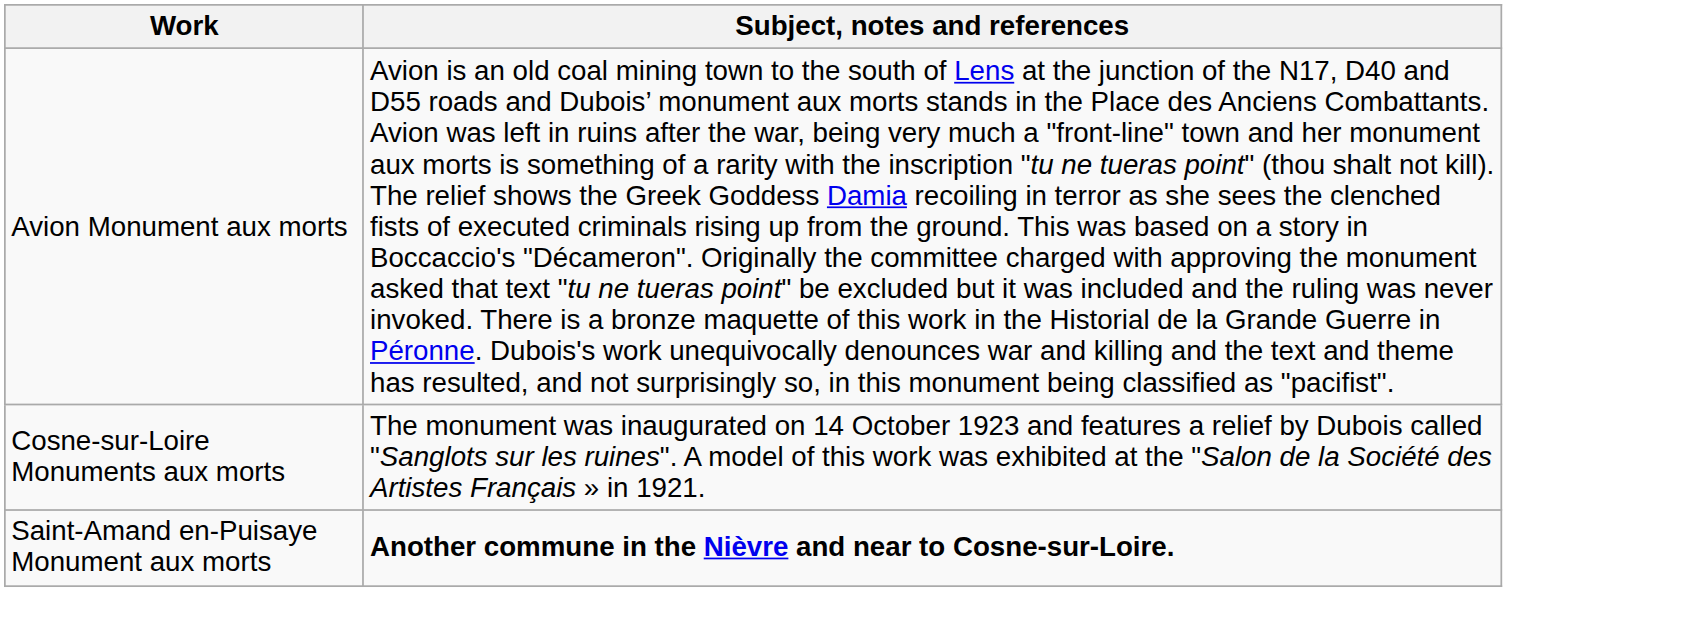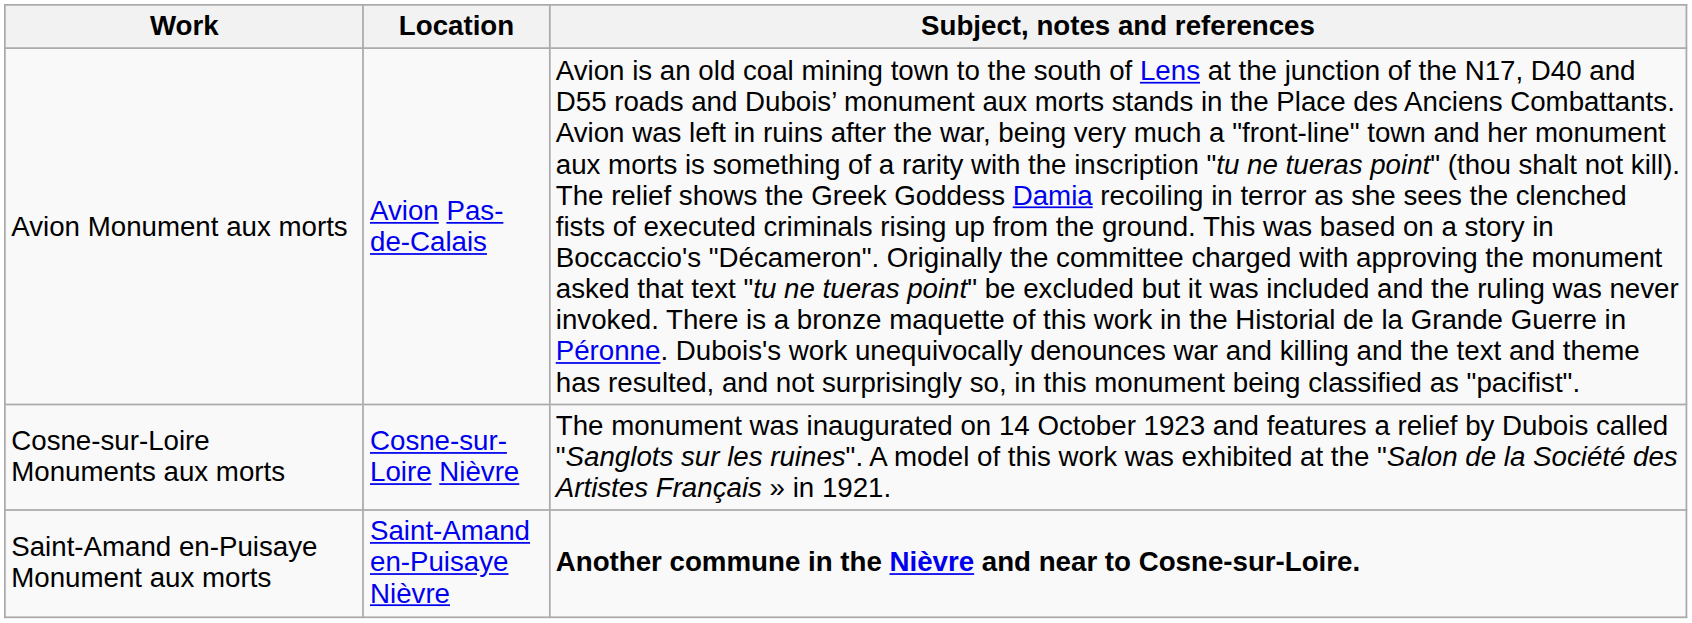+ column: (456, 26)
